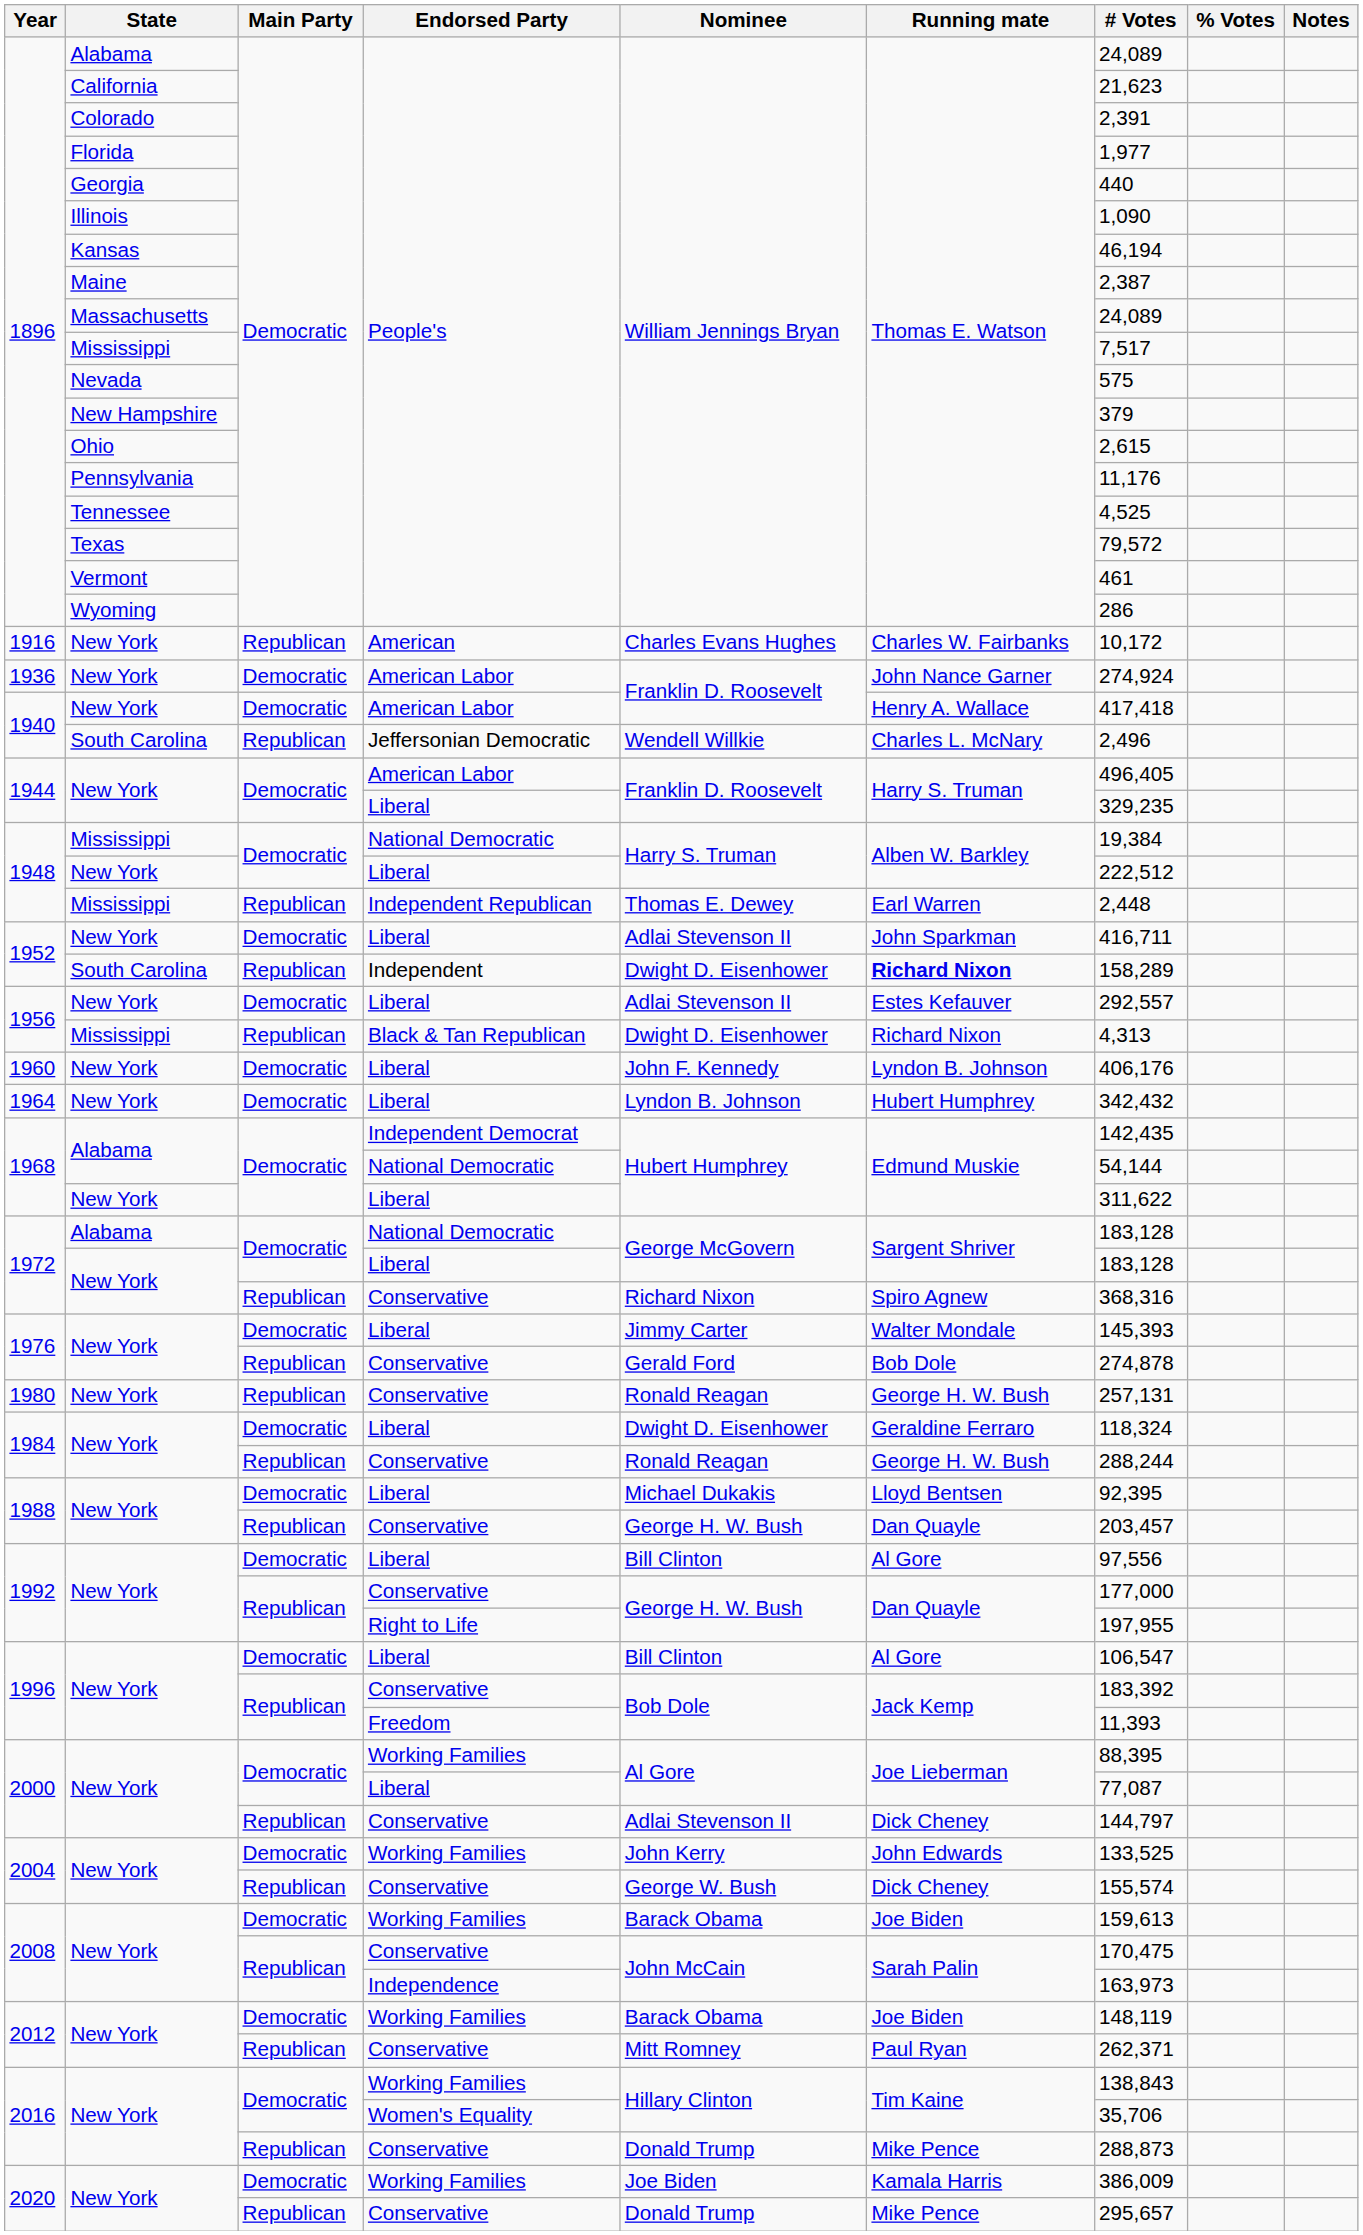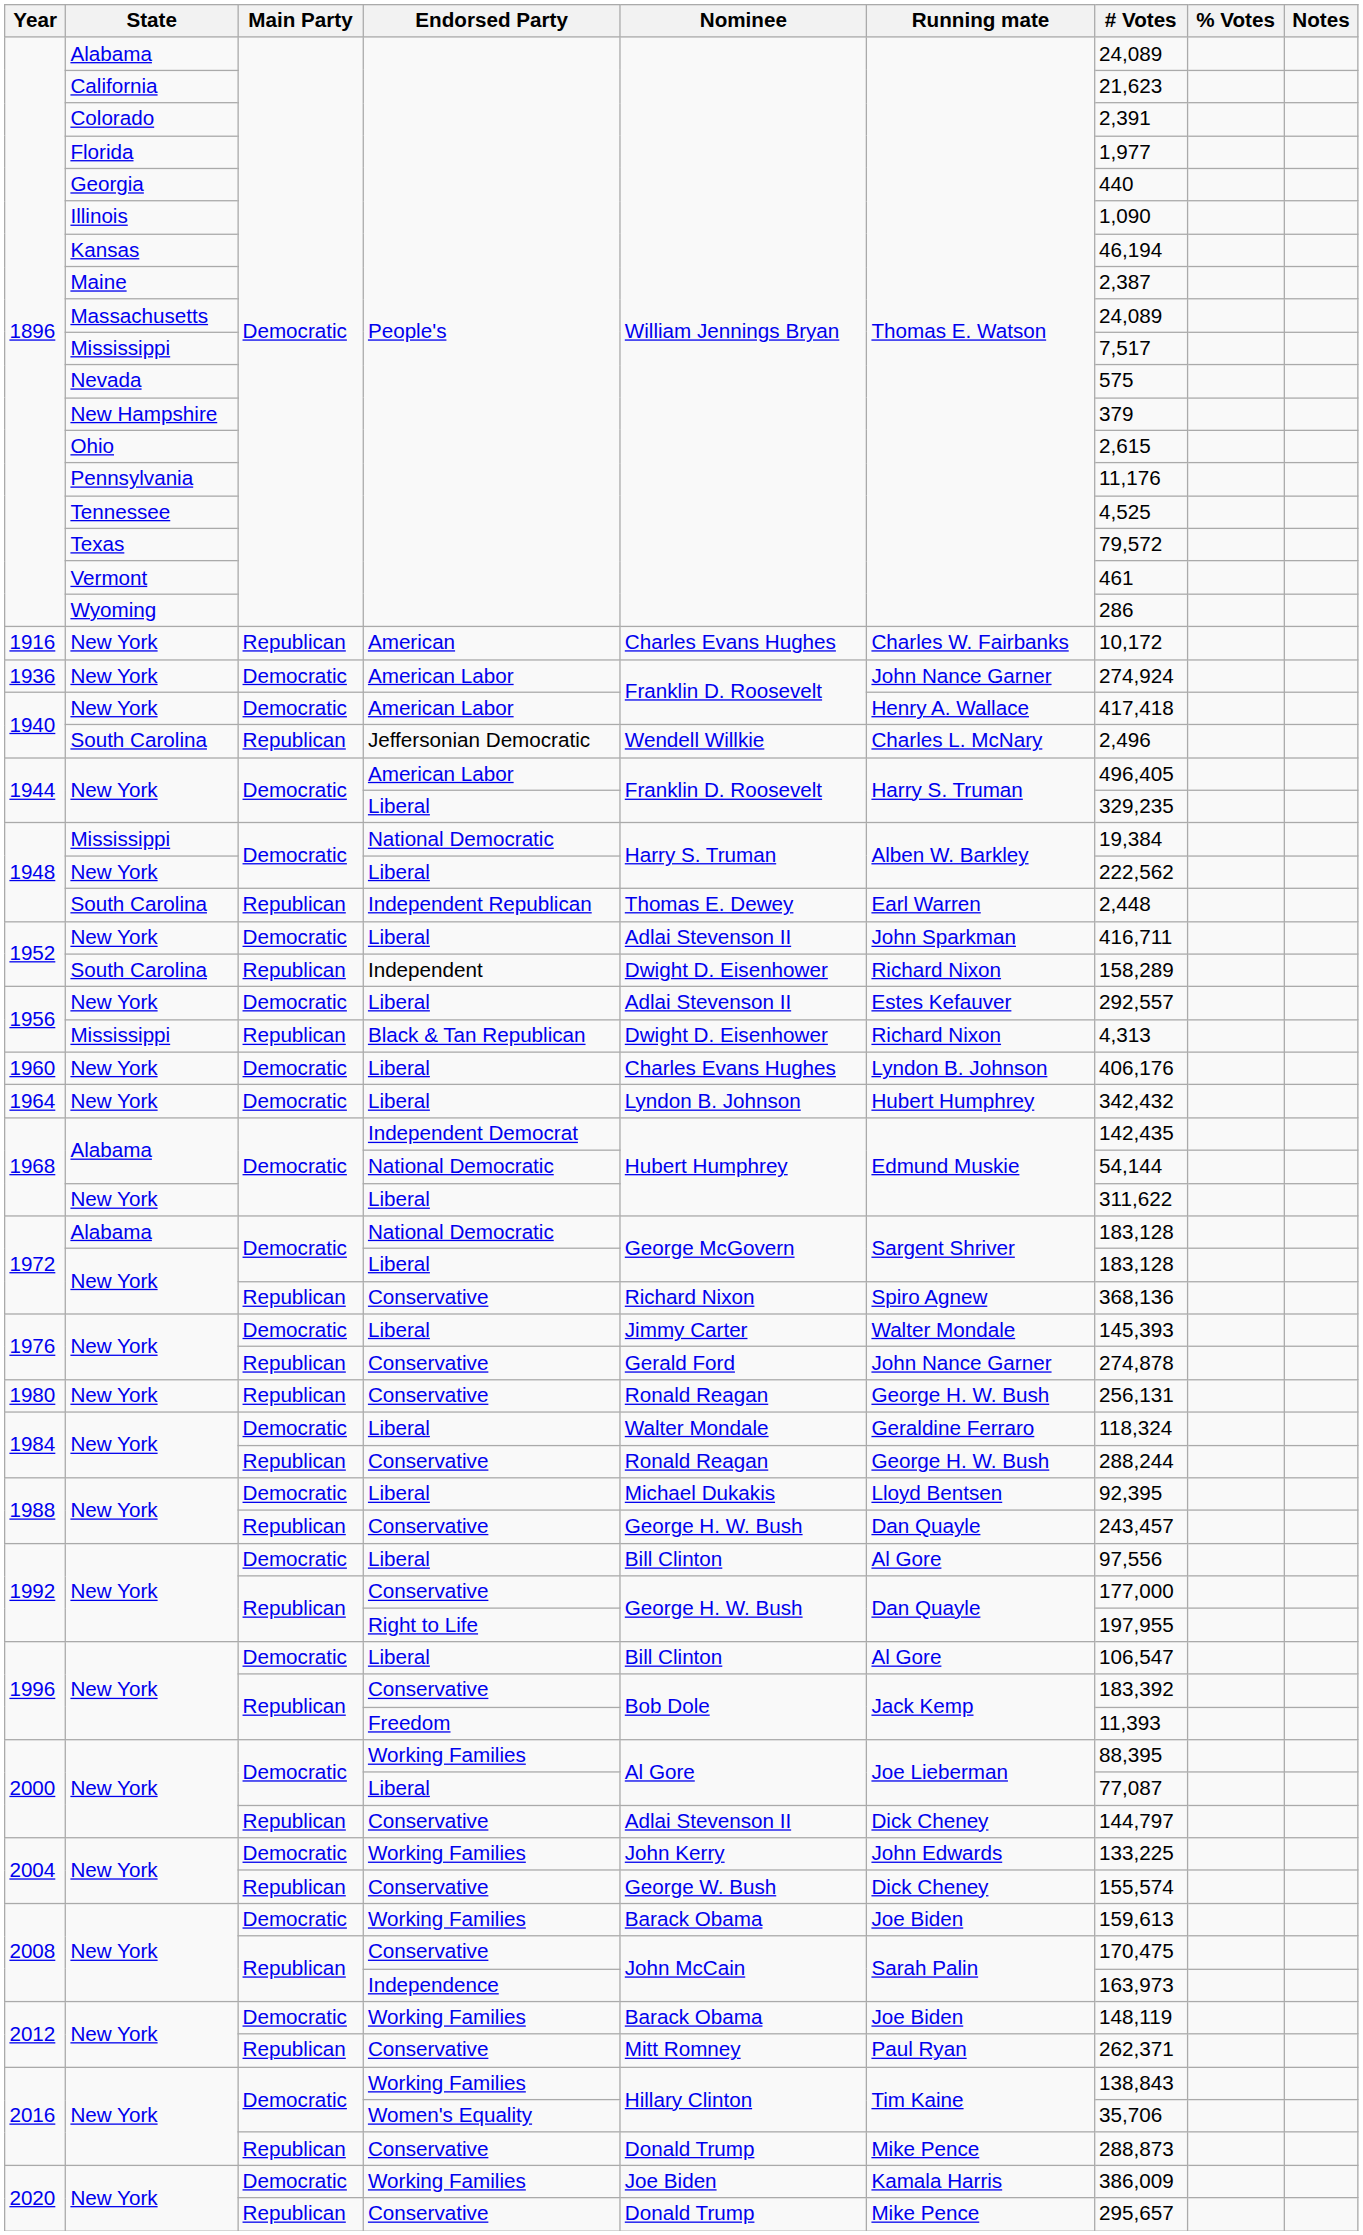(1136, 871) 222,512 -> (1136, 871) 222,562
(120, 904) Mississippi -> (139, 904) South Carolina
(941, 970) bold -> (936, 970) normal
(702, 1068) John F. Kennedy -> (730, 1068) Charles Evans Hughes
(1136, 1297) 368,316 -> (1136, 1297) 368,136
(914, 1362) Bob Dole -> (961, 1362) John Nance Garner
(1136, 1395) 257,131 -> (1136, 1395) 256,131
(726, 1428) Dwight D. Eisenhower -> (697, 1428) Walter Mondale
(1136, 1526) 203,457 -> (1136, 1526) 243,457
(1136, 1853) 133,525 -> (1136, 1853) 133,225
